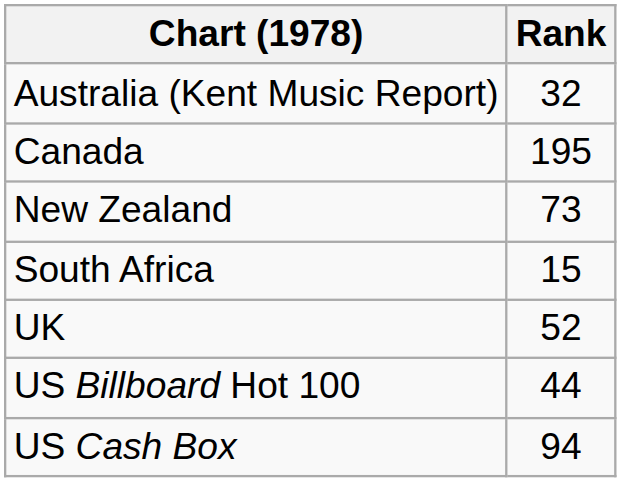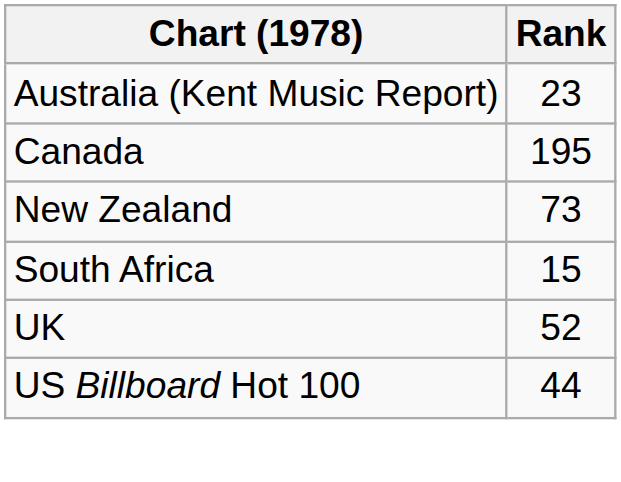(561, 92) 32 -> (561, 92) 23
- row: (125, 446)
